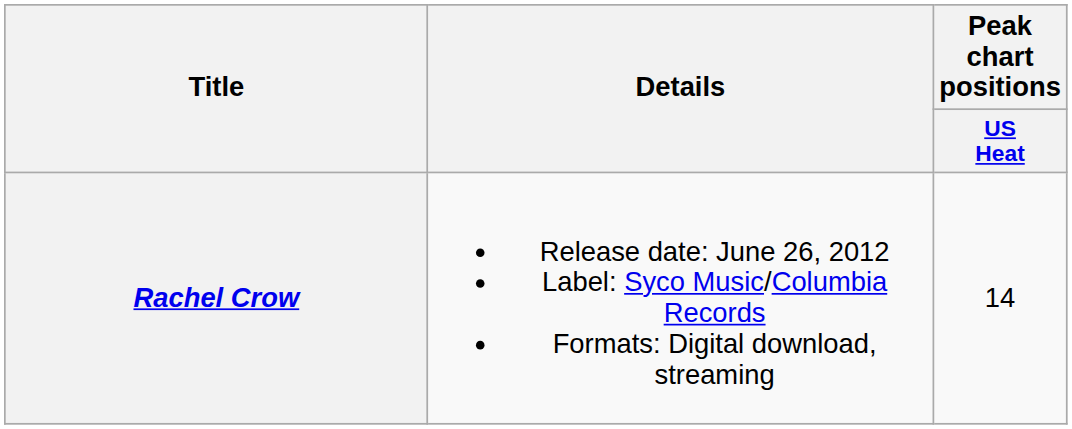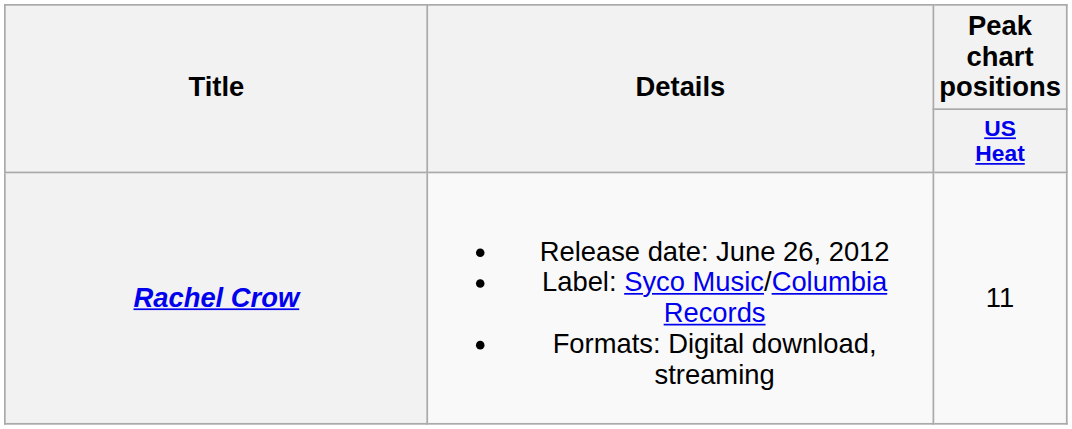(1000, 297) 14 -> (1000, 297) 11
